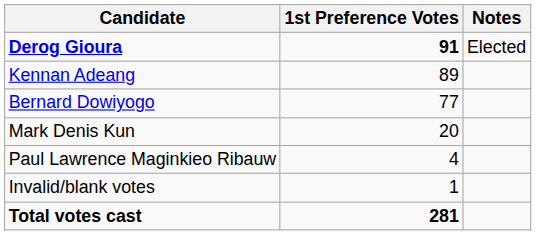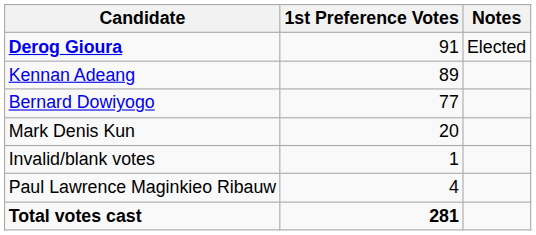(449, 46) bold -> (449, 46) normal
rows swapped: (142, 159) <-> (82, 187)
